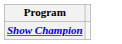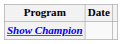+ column: (99, 13)
